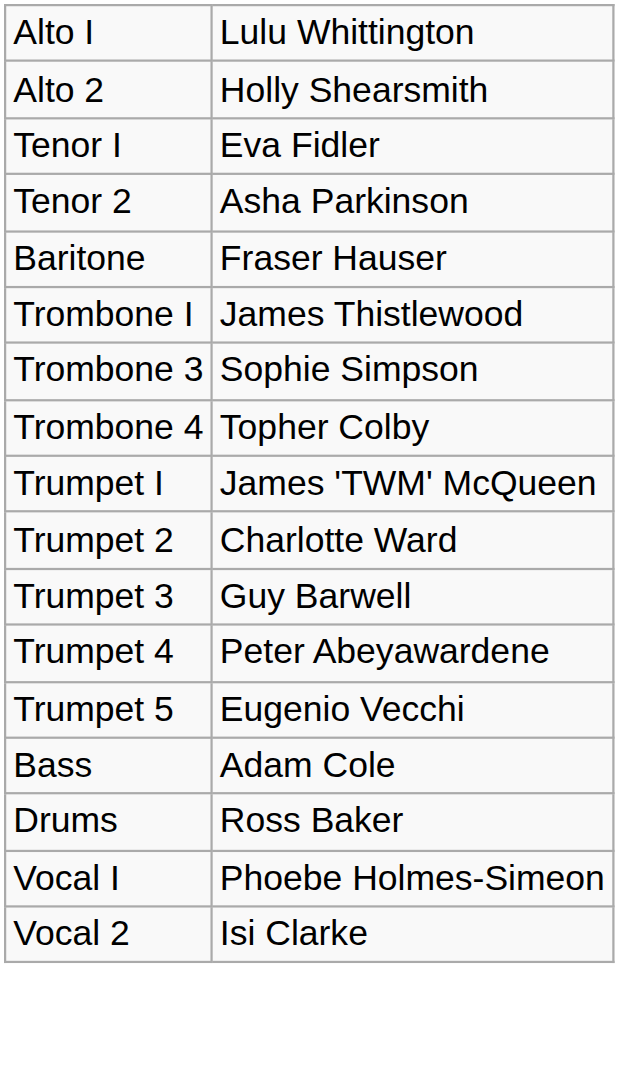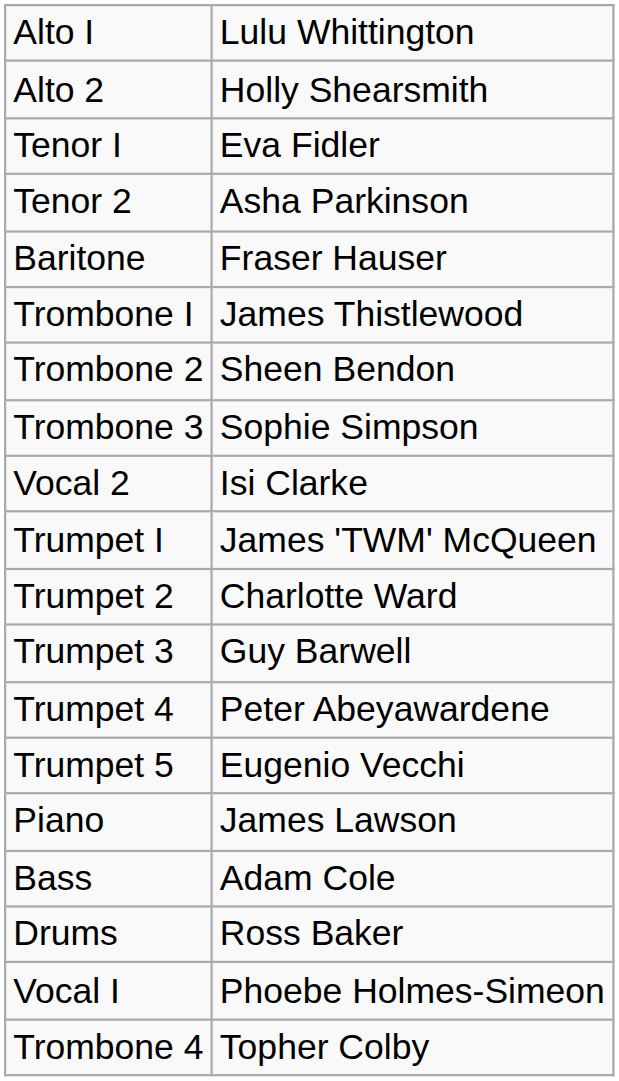+ row: (108, 370)
rows swapped: (108, 426) <-> (72, 933)
+ row: (59, 821)
